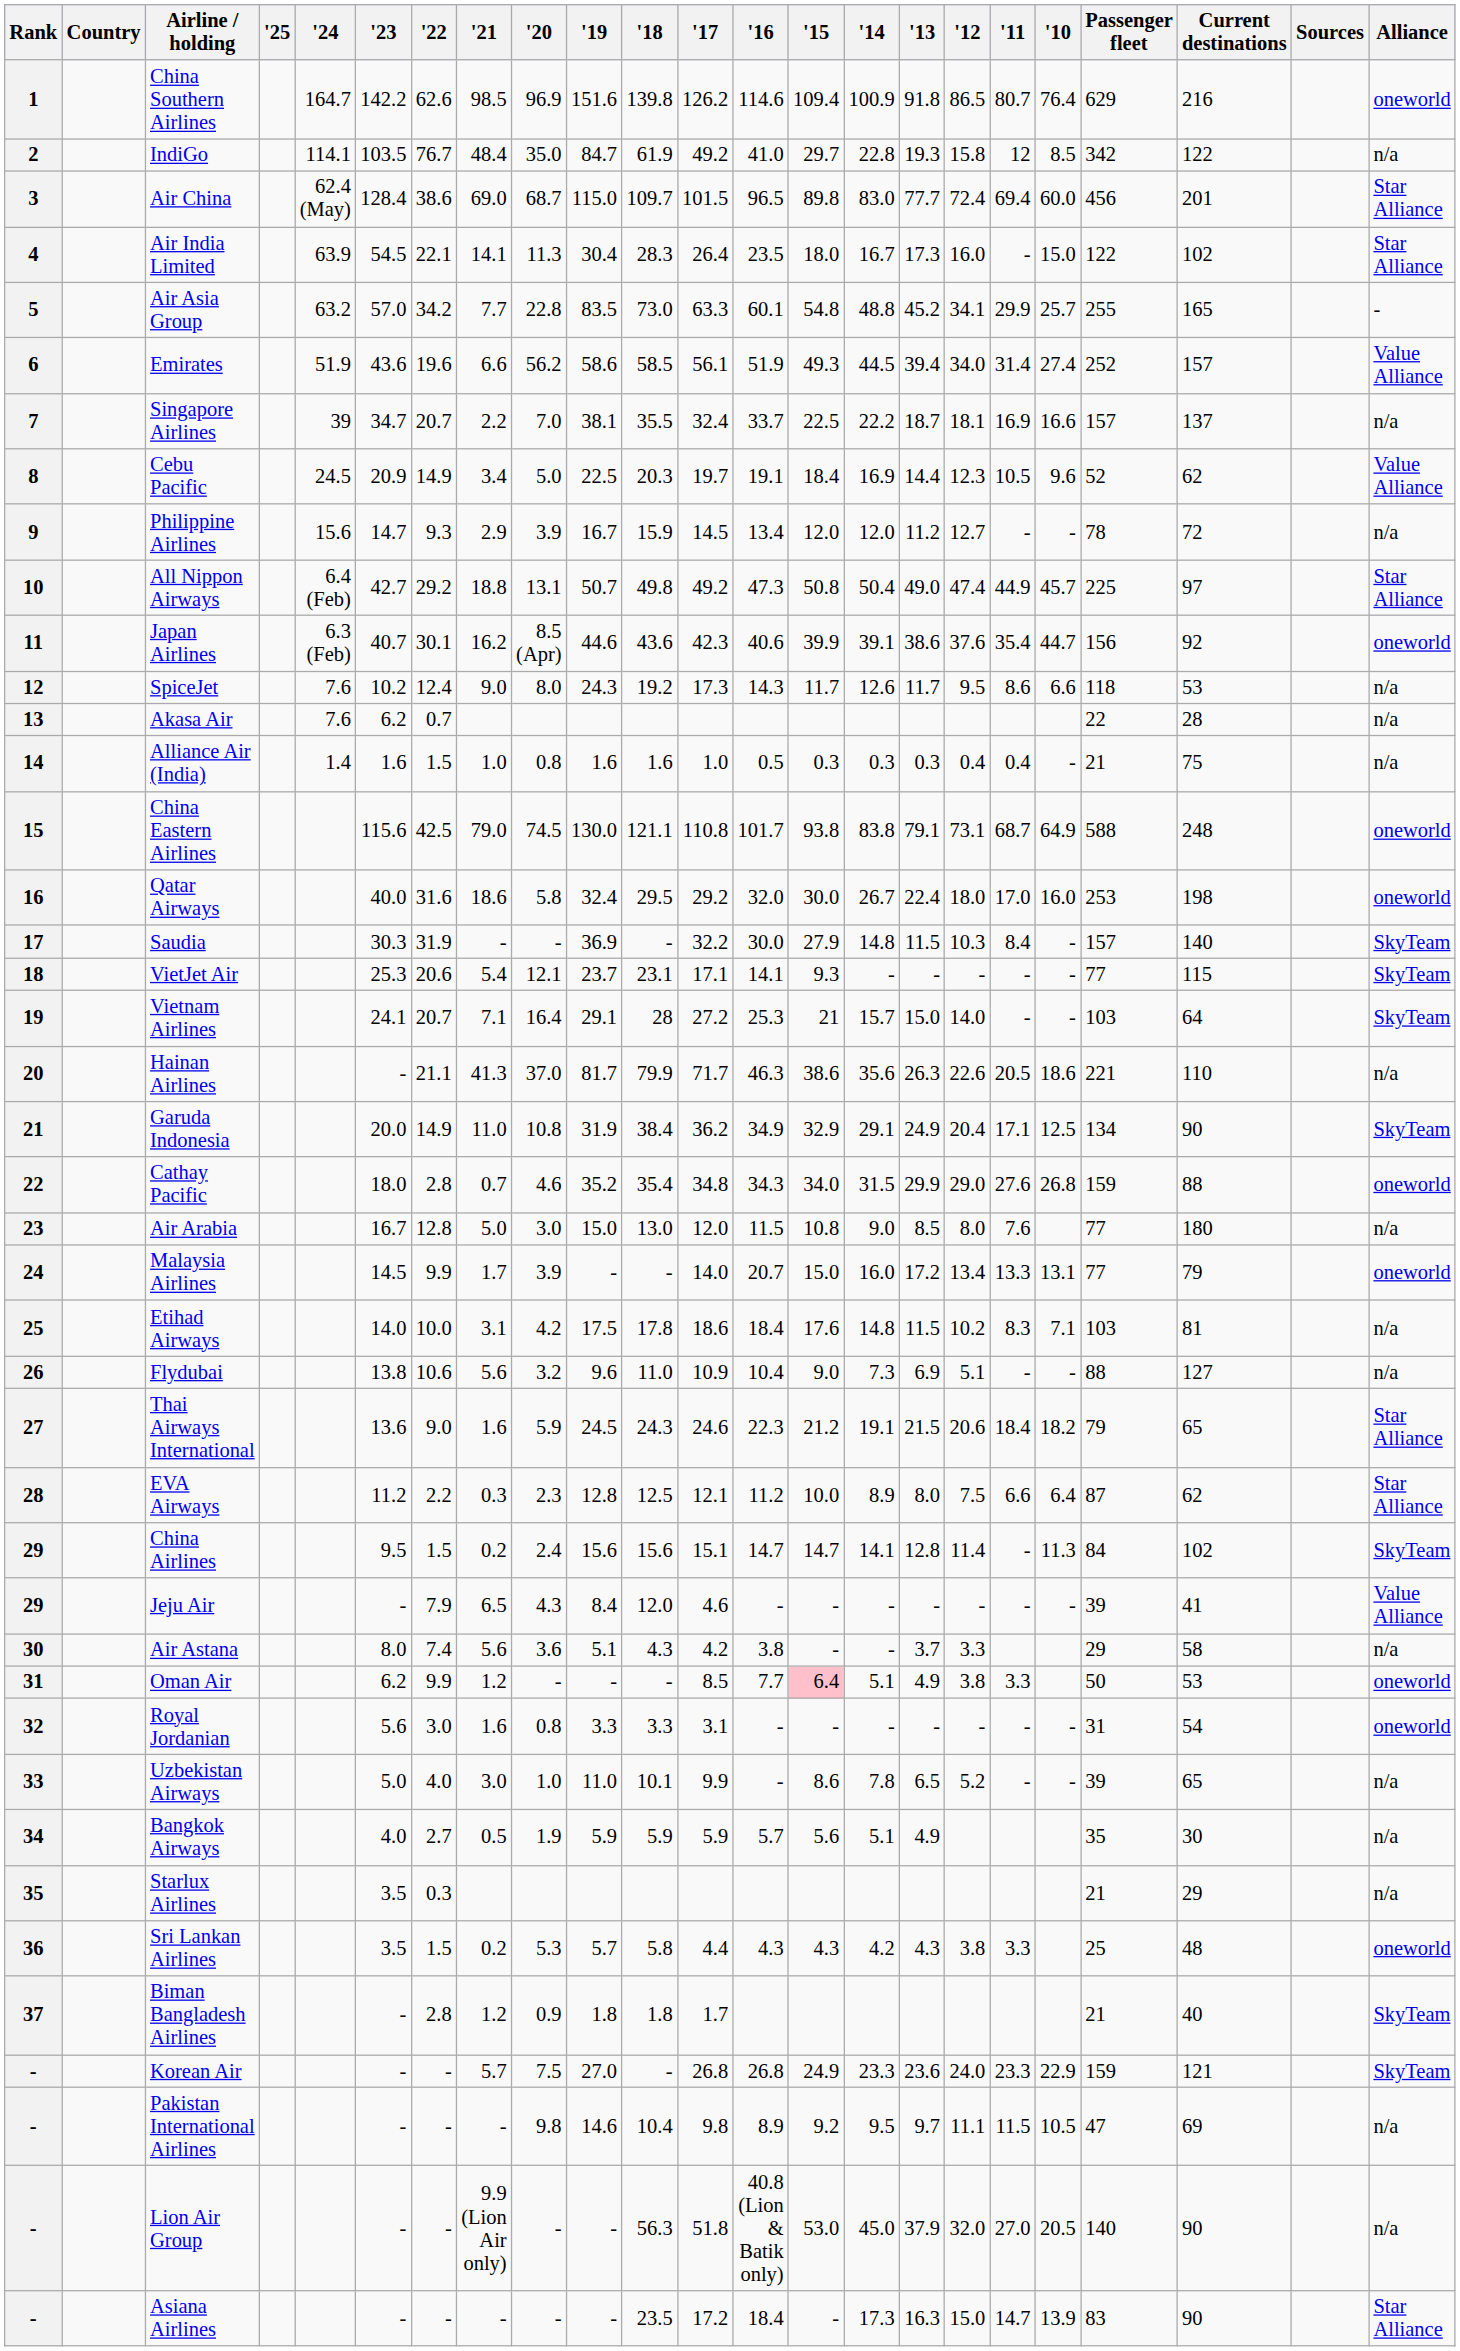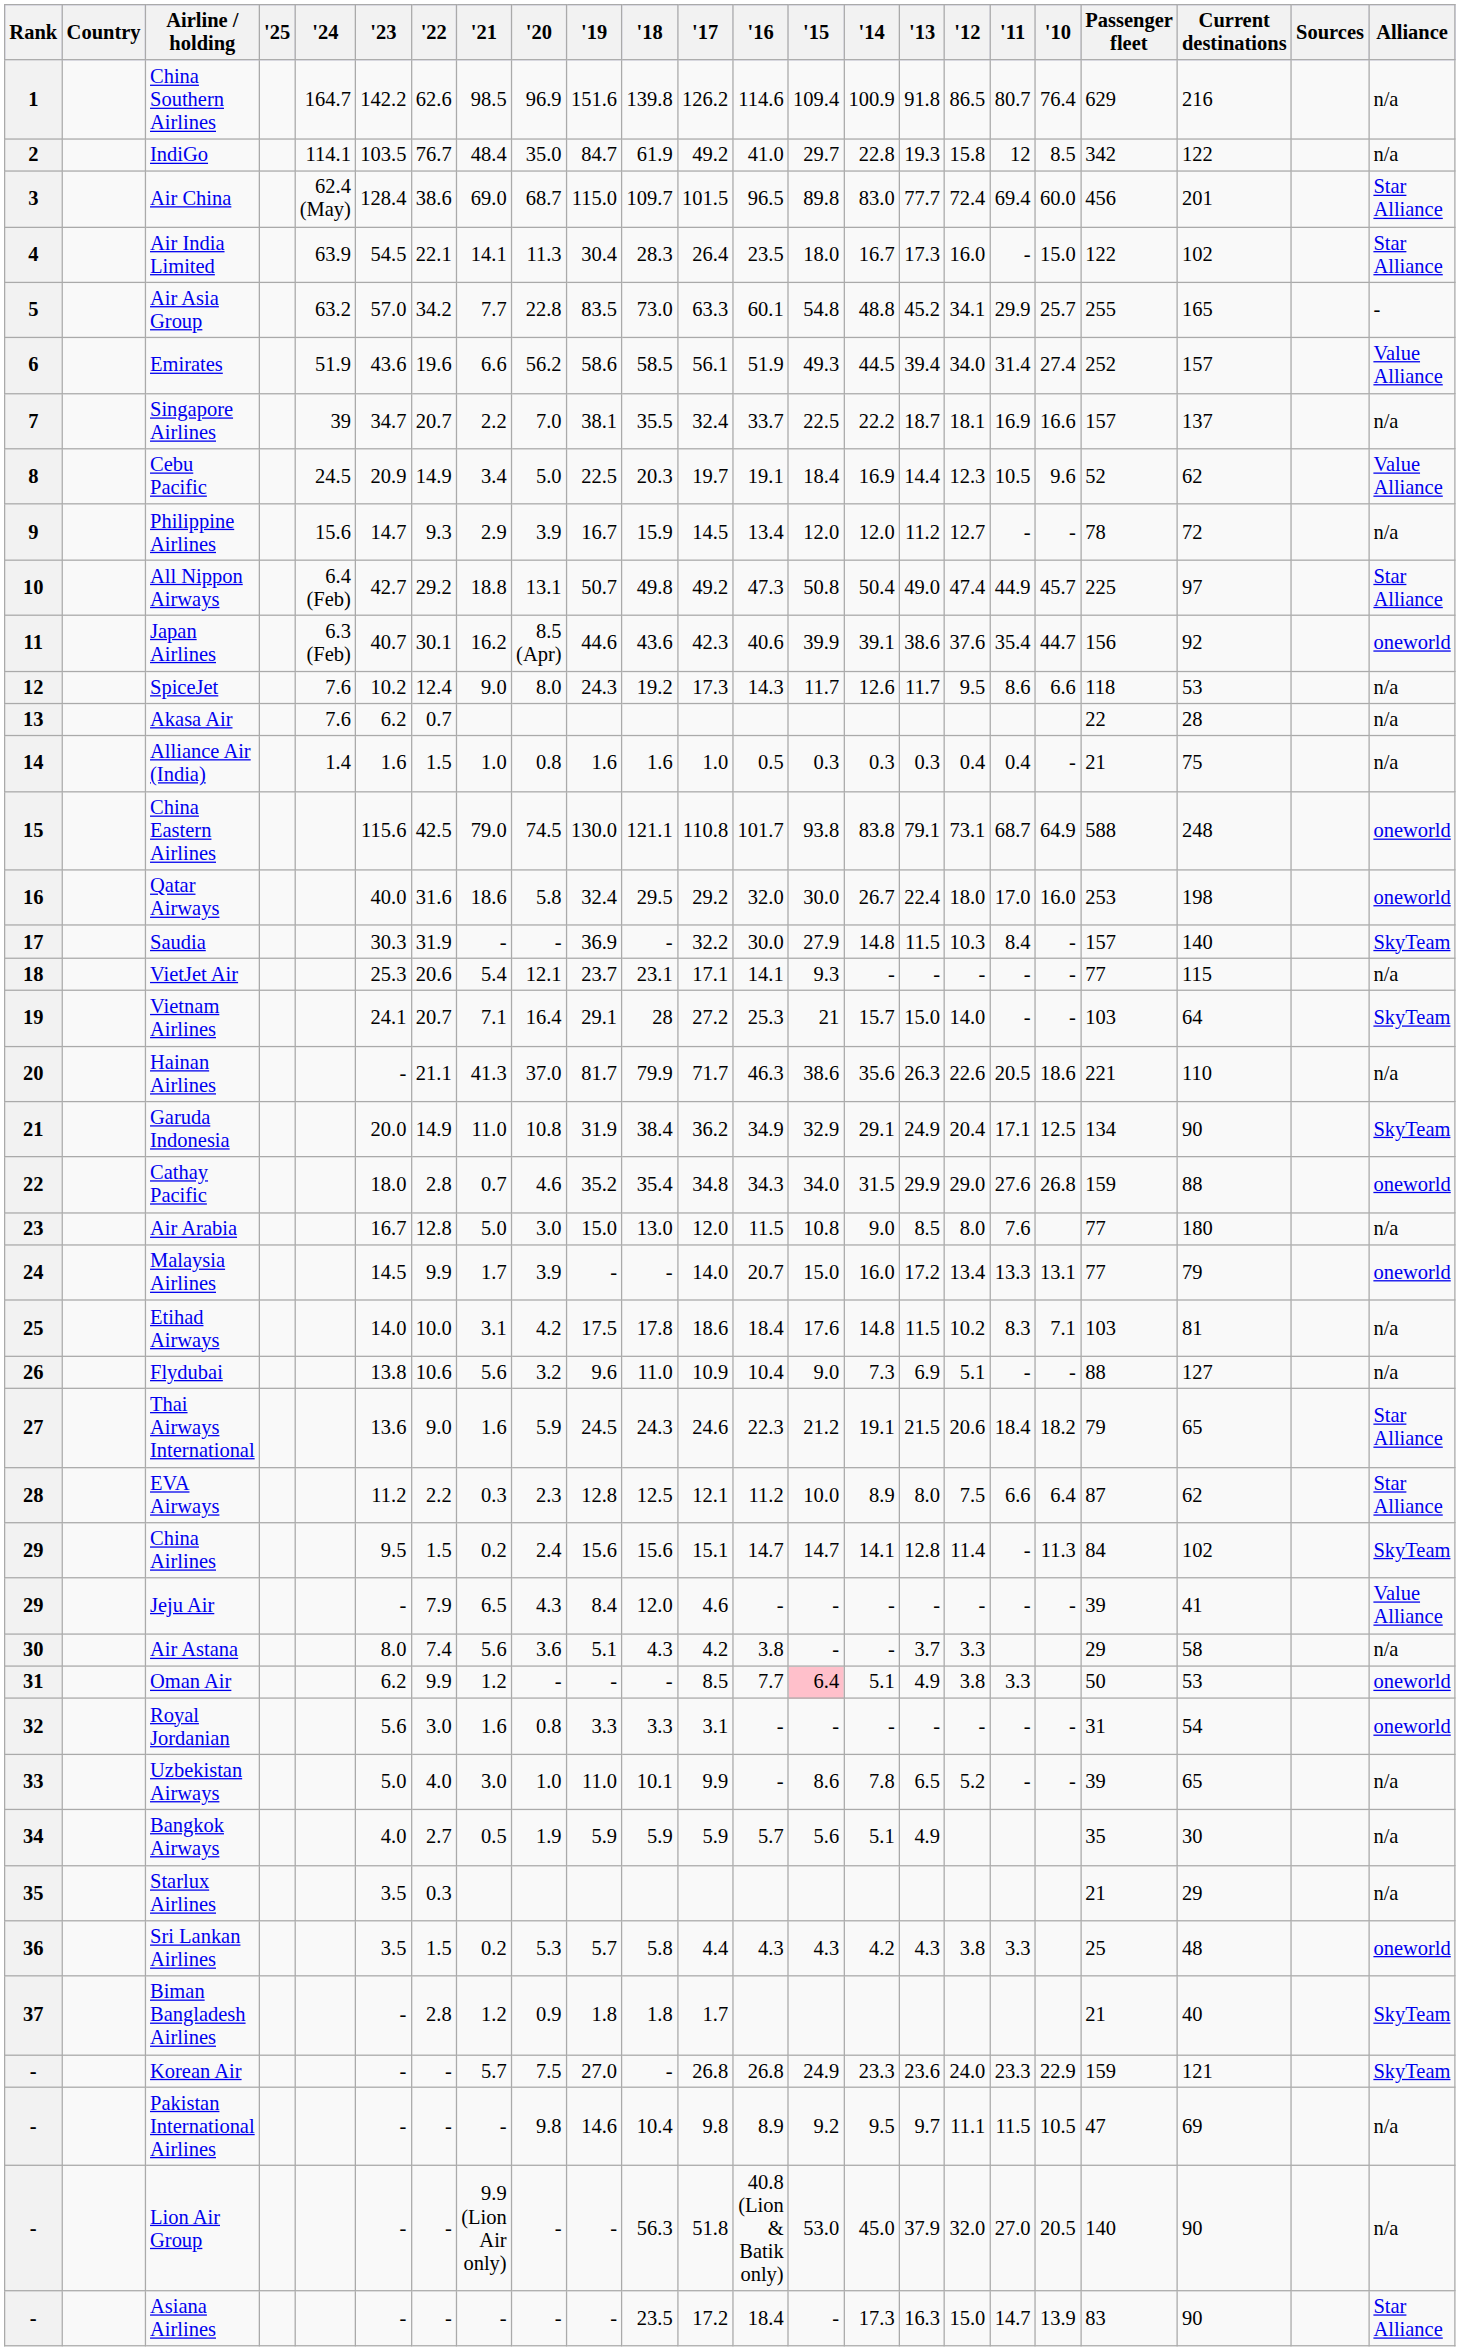(1412, 99) oneworld -> (1386, 99) n/a
(1412, 974) SkyTeam -> (1386, 974) n/a
